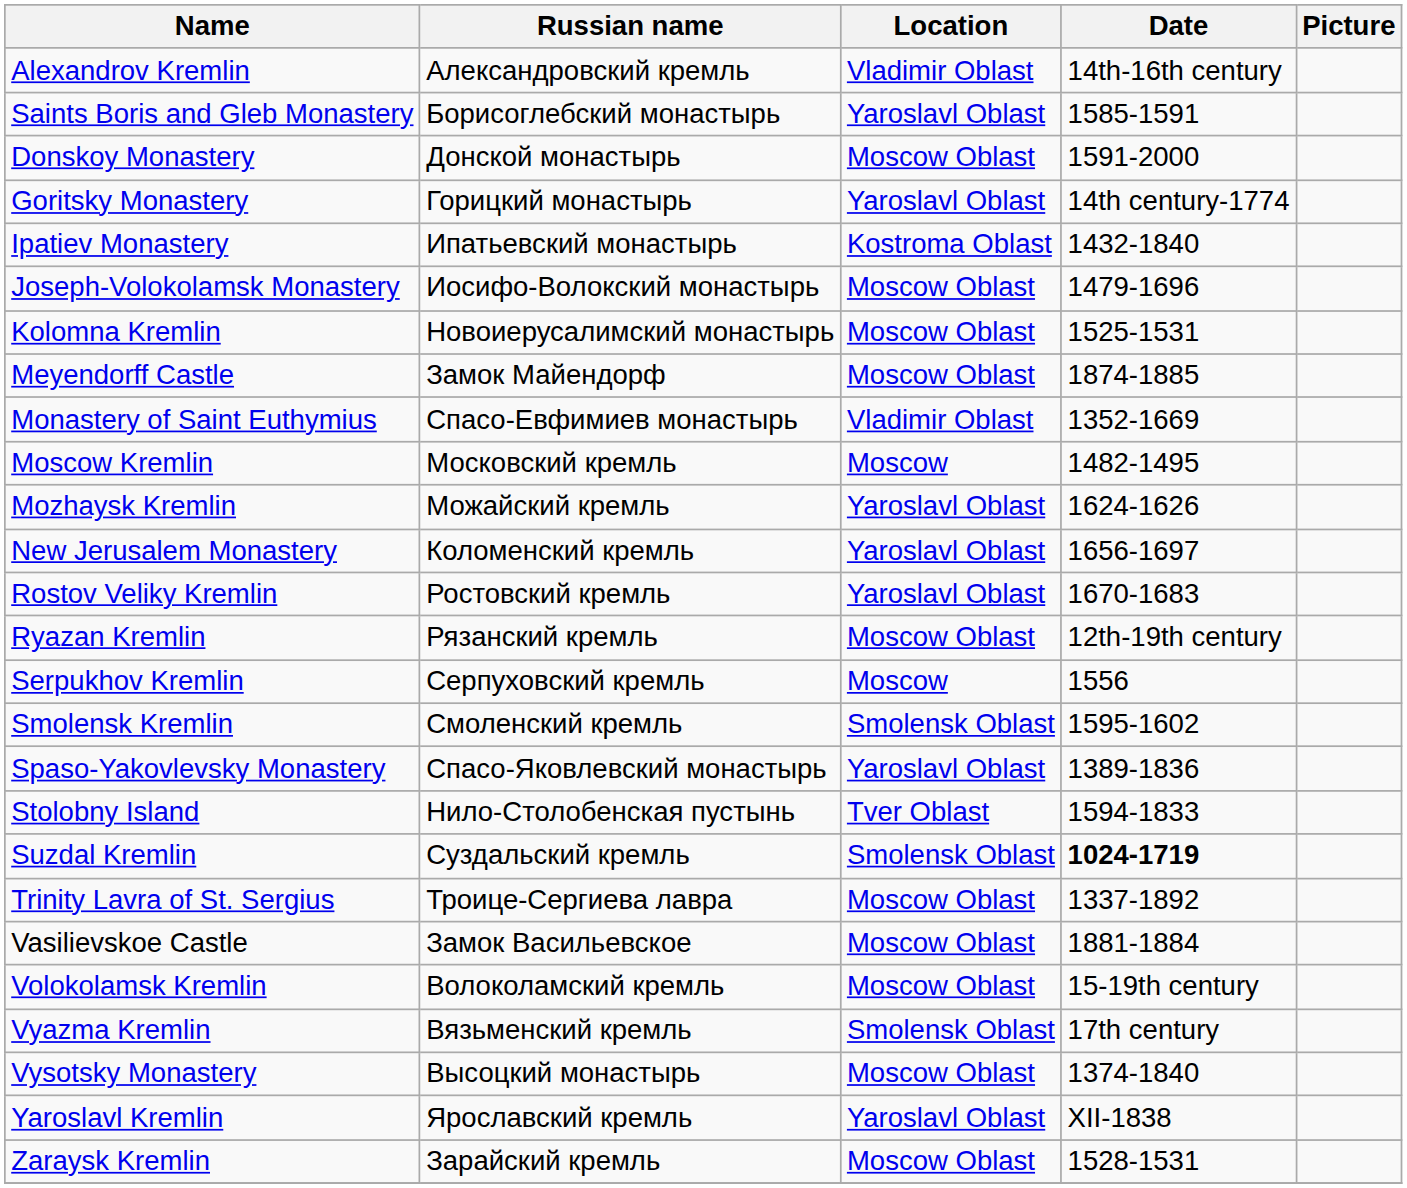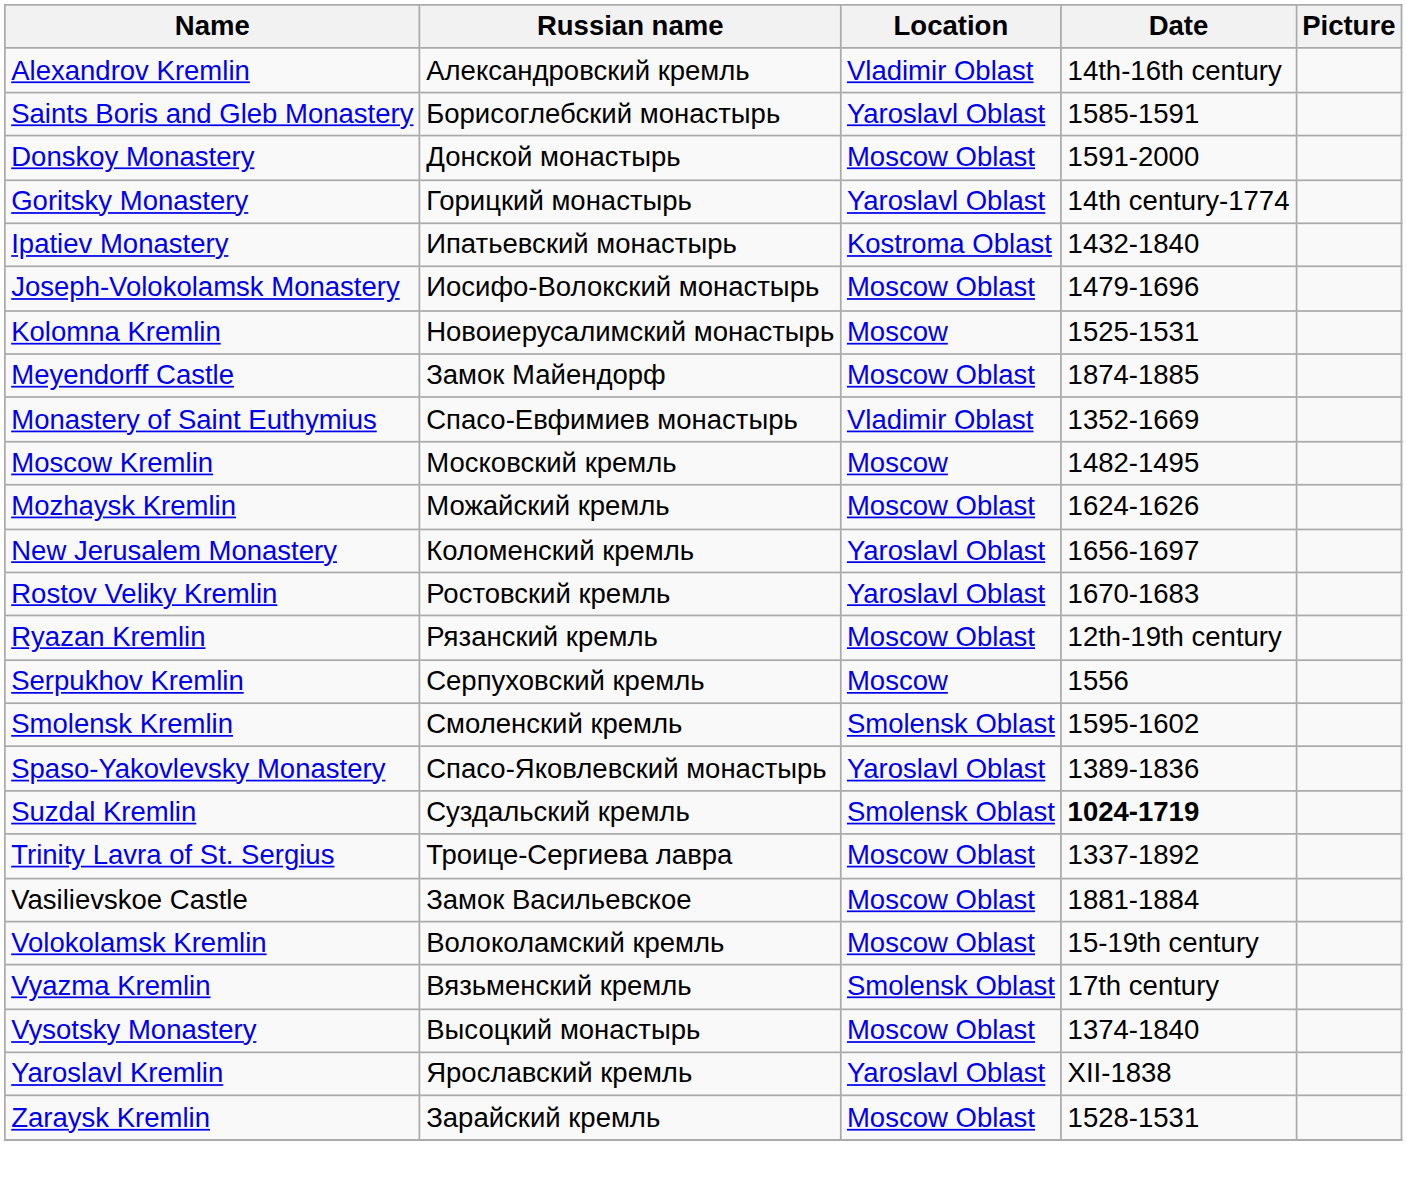(941, 331) Moscow Oblast -> (897, 331) Moscow
(946, 506) Yaroslavl Oblast -> (941, 506) Moscow Oblast
- row: (105, 811)
